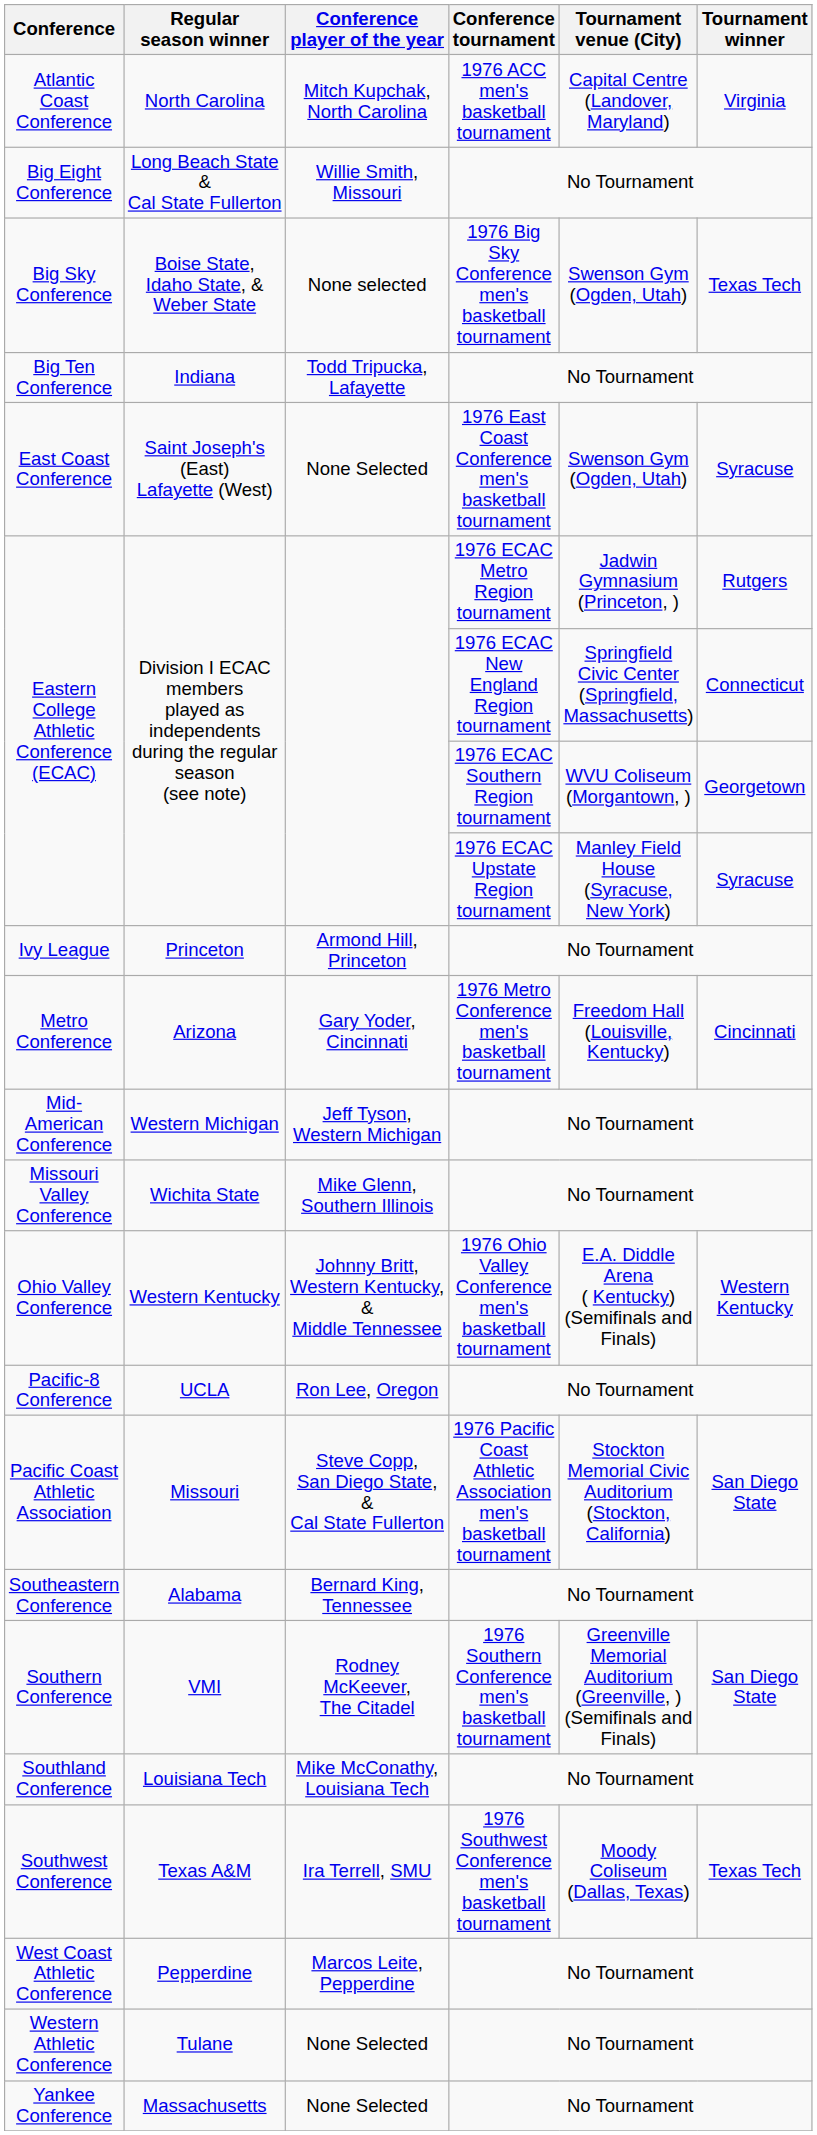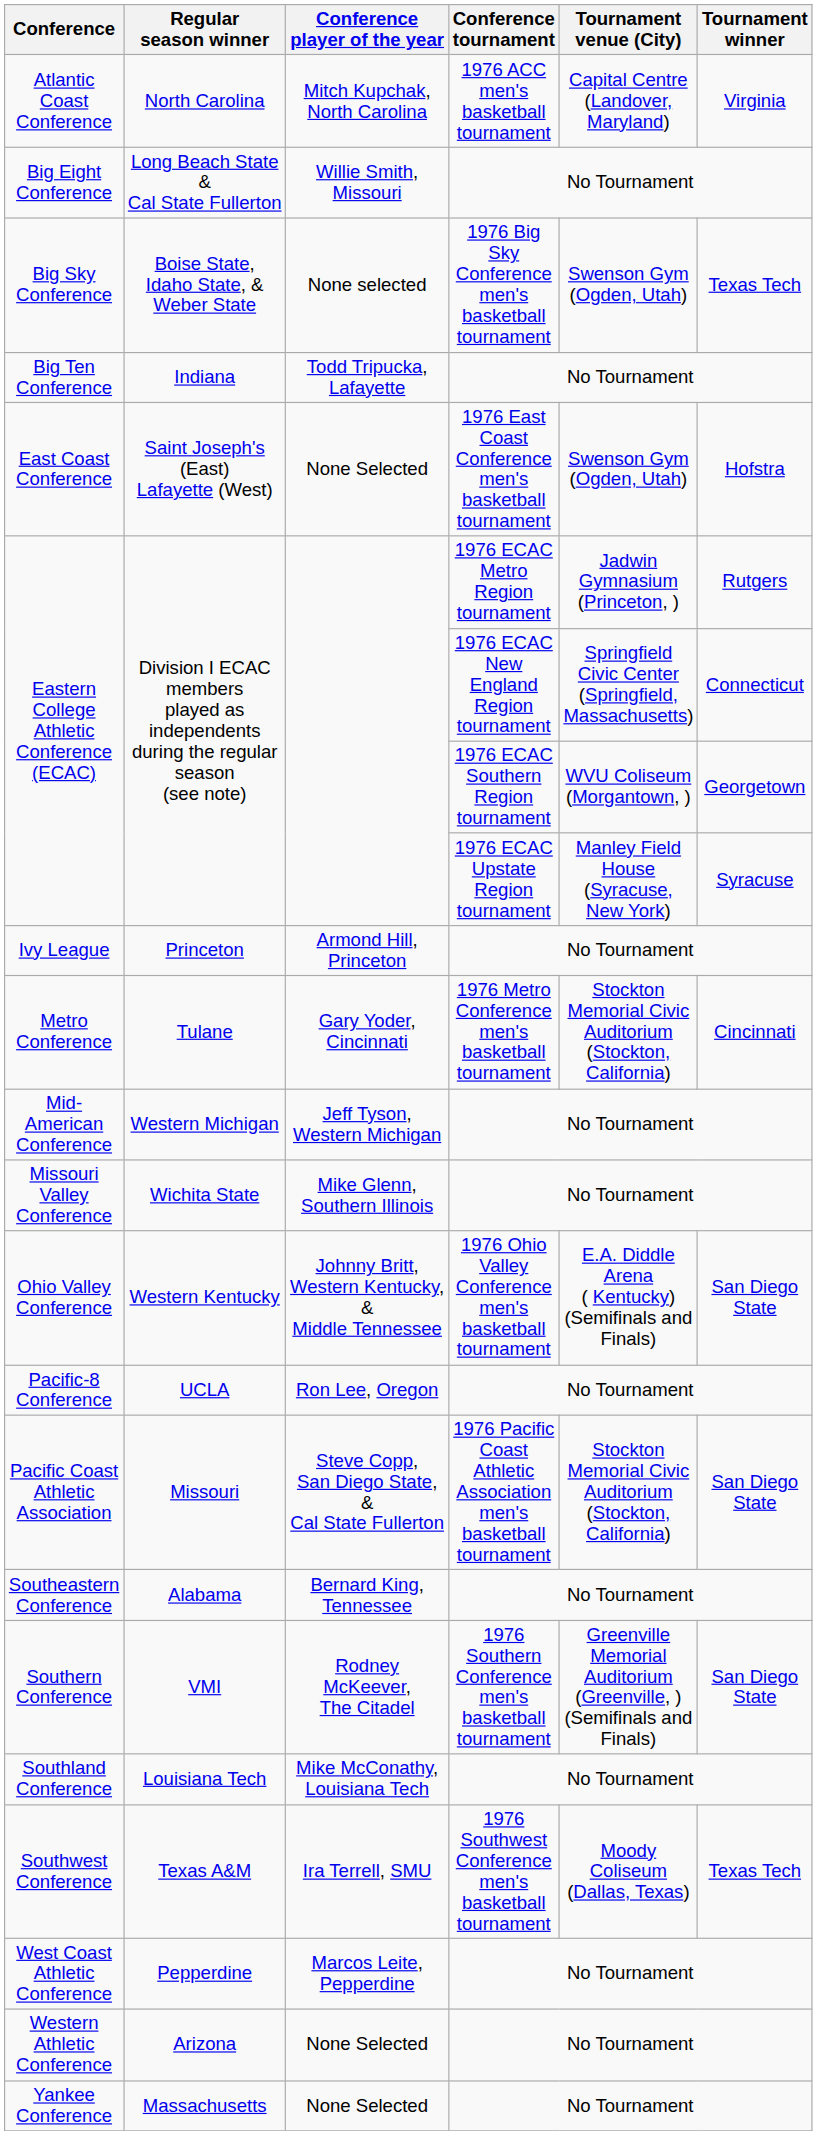(755, 469) Syracuse -> (755, 469) Hofstra
(205, 1032) Arizona -> (205, 1032) Tulane
(628, 1032) Freedom Hall (Louisville, Kentucky) -> (628, 1032) Stockton Memorial Civic Auditorium (Stockton, California)
(755, 1297) Western Kentucky -> (755, 1297) San Diego State
(205, 2044) Tulane -> (205, 2044) Arizona
